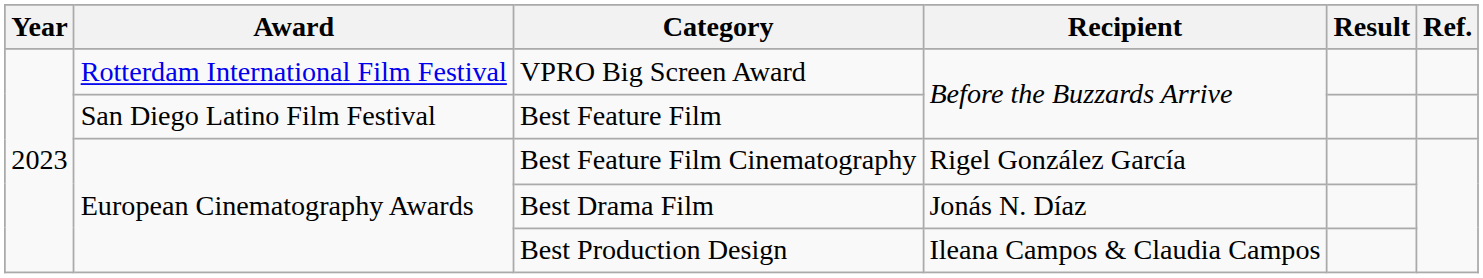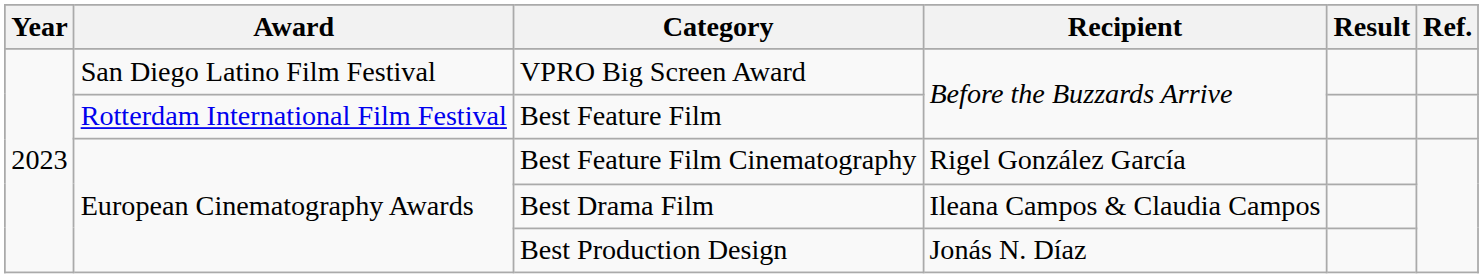(294, 71) Rotterdam International Film Festival -> (258, 71) San Diego Latino Film Festival
(258, 116) San Diego Latino Film Festival -> (294, 116) Rotterdam International Film Festival
(1008, 205) Jonás N. Díaz -> (1125, 205) Ileana Campos & Claudia Campos
(1125, 250) Ileana Campos & Claudia Campos -> (1008, 250) Jonás N. Díaz
